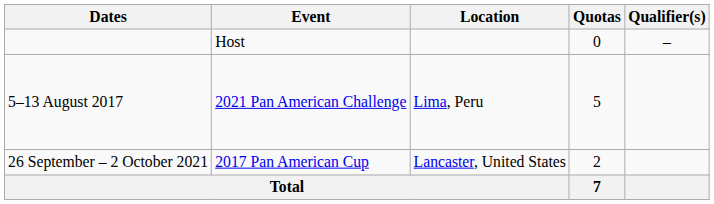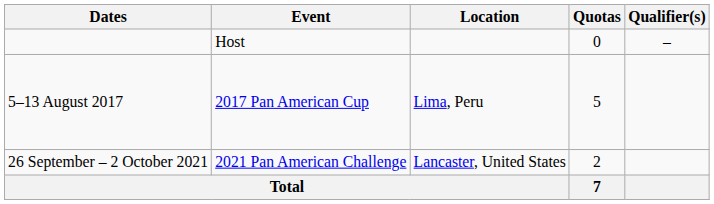(311, 101) 2021 Pan American Challenge -> (292, 101) 2017 Pan American Cup
(292, 162) 2017 Pan American Cup -> (311, 162) 2021 Pan American Challenge
